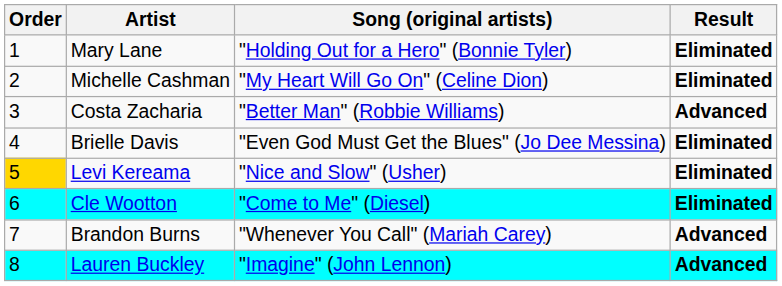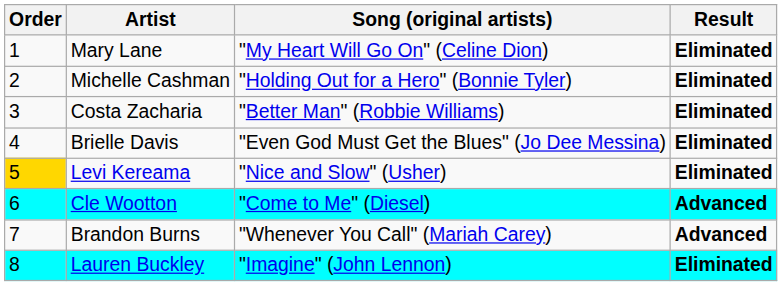(405, 50) "Holding Out for a Hero" (Bonnie Tyler) -> (394, 50) "My Heart Will Go On" (Celine Dion)
(394, 81) "My Heart Will Go On" (Celine Dion) -> (405, 81) "Holding Out for a Hero" (Bonnie Tyler)
(721, 111) Advanced -> (724, 111) Eliminated
(724, 204) Eliminated -> (721, 204) Advanced
(721, 265) Advanced -> (724, 265) Eliminated
